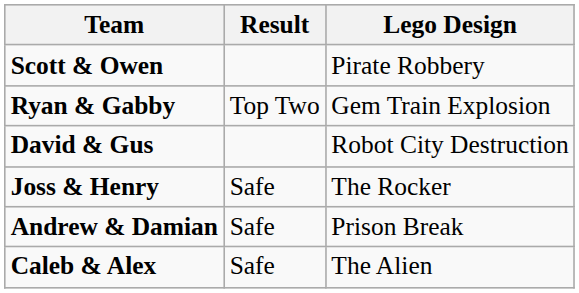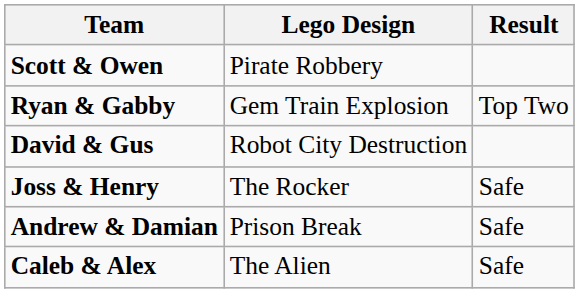columns swapped: (450, 24) <-> (275, 24)
